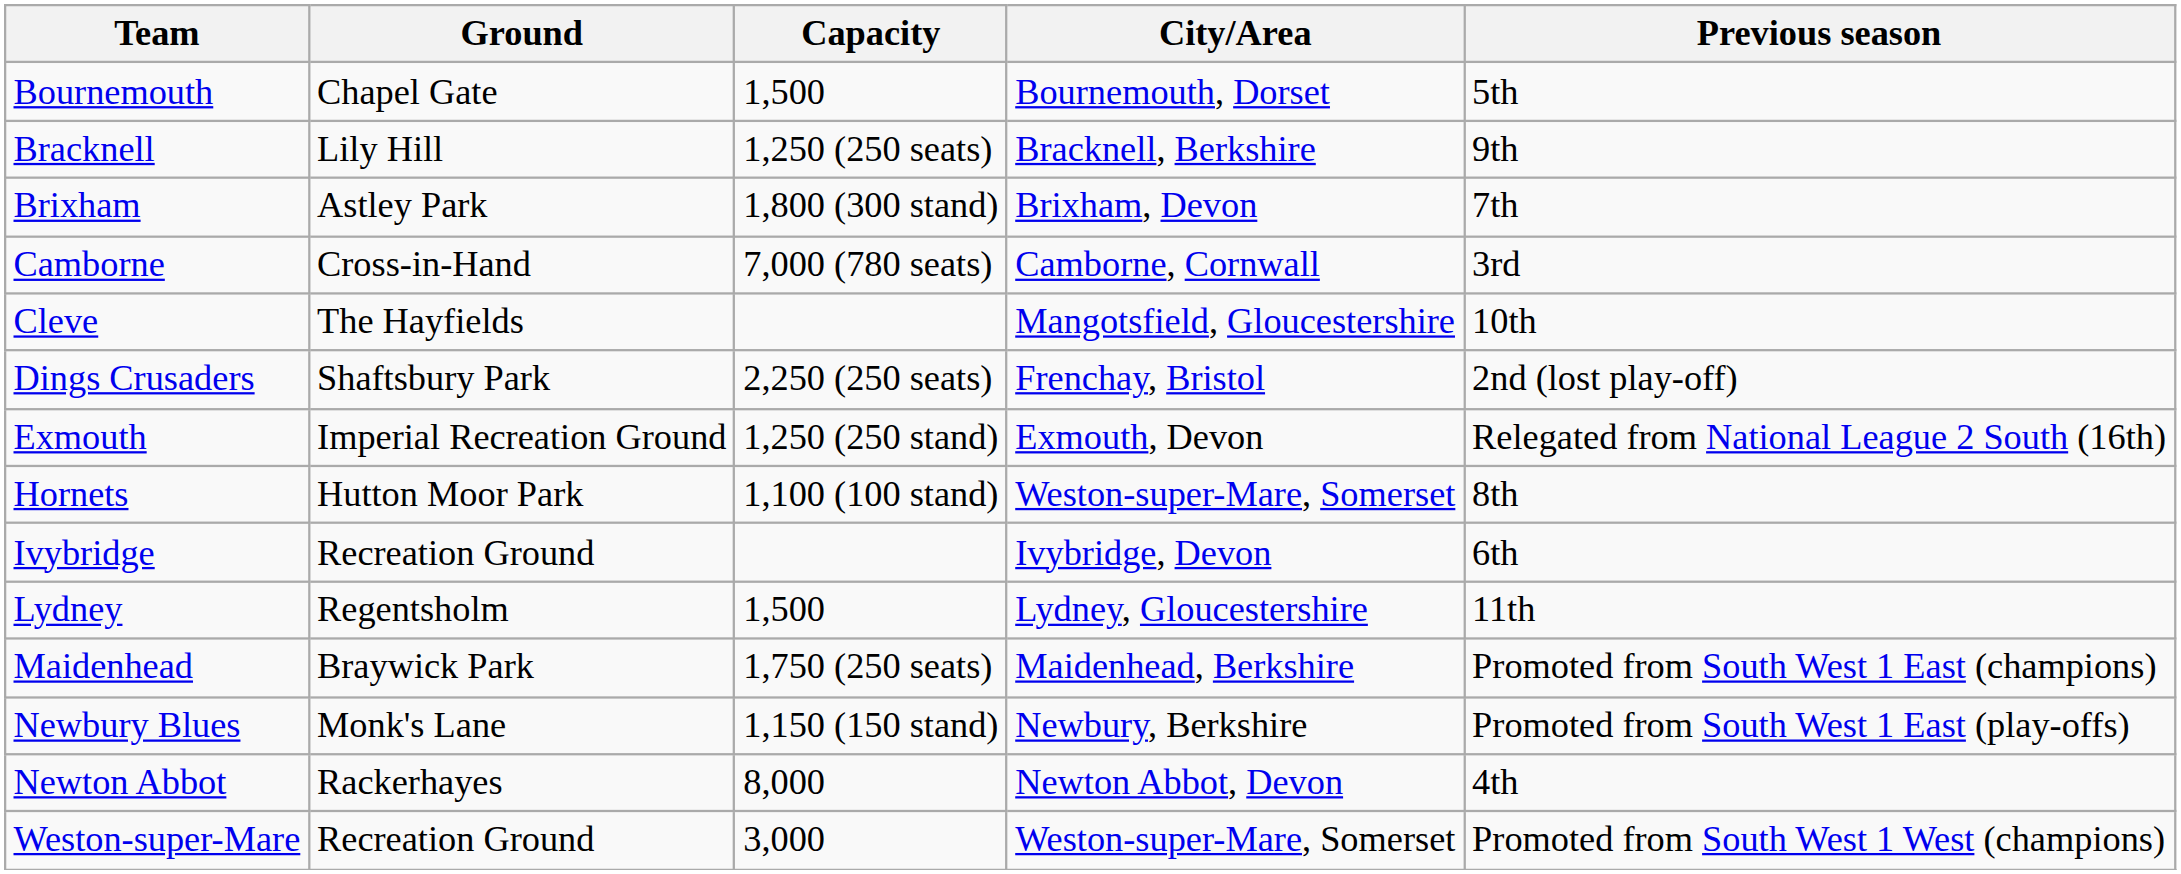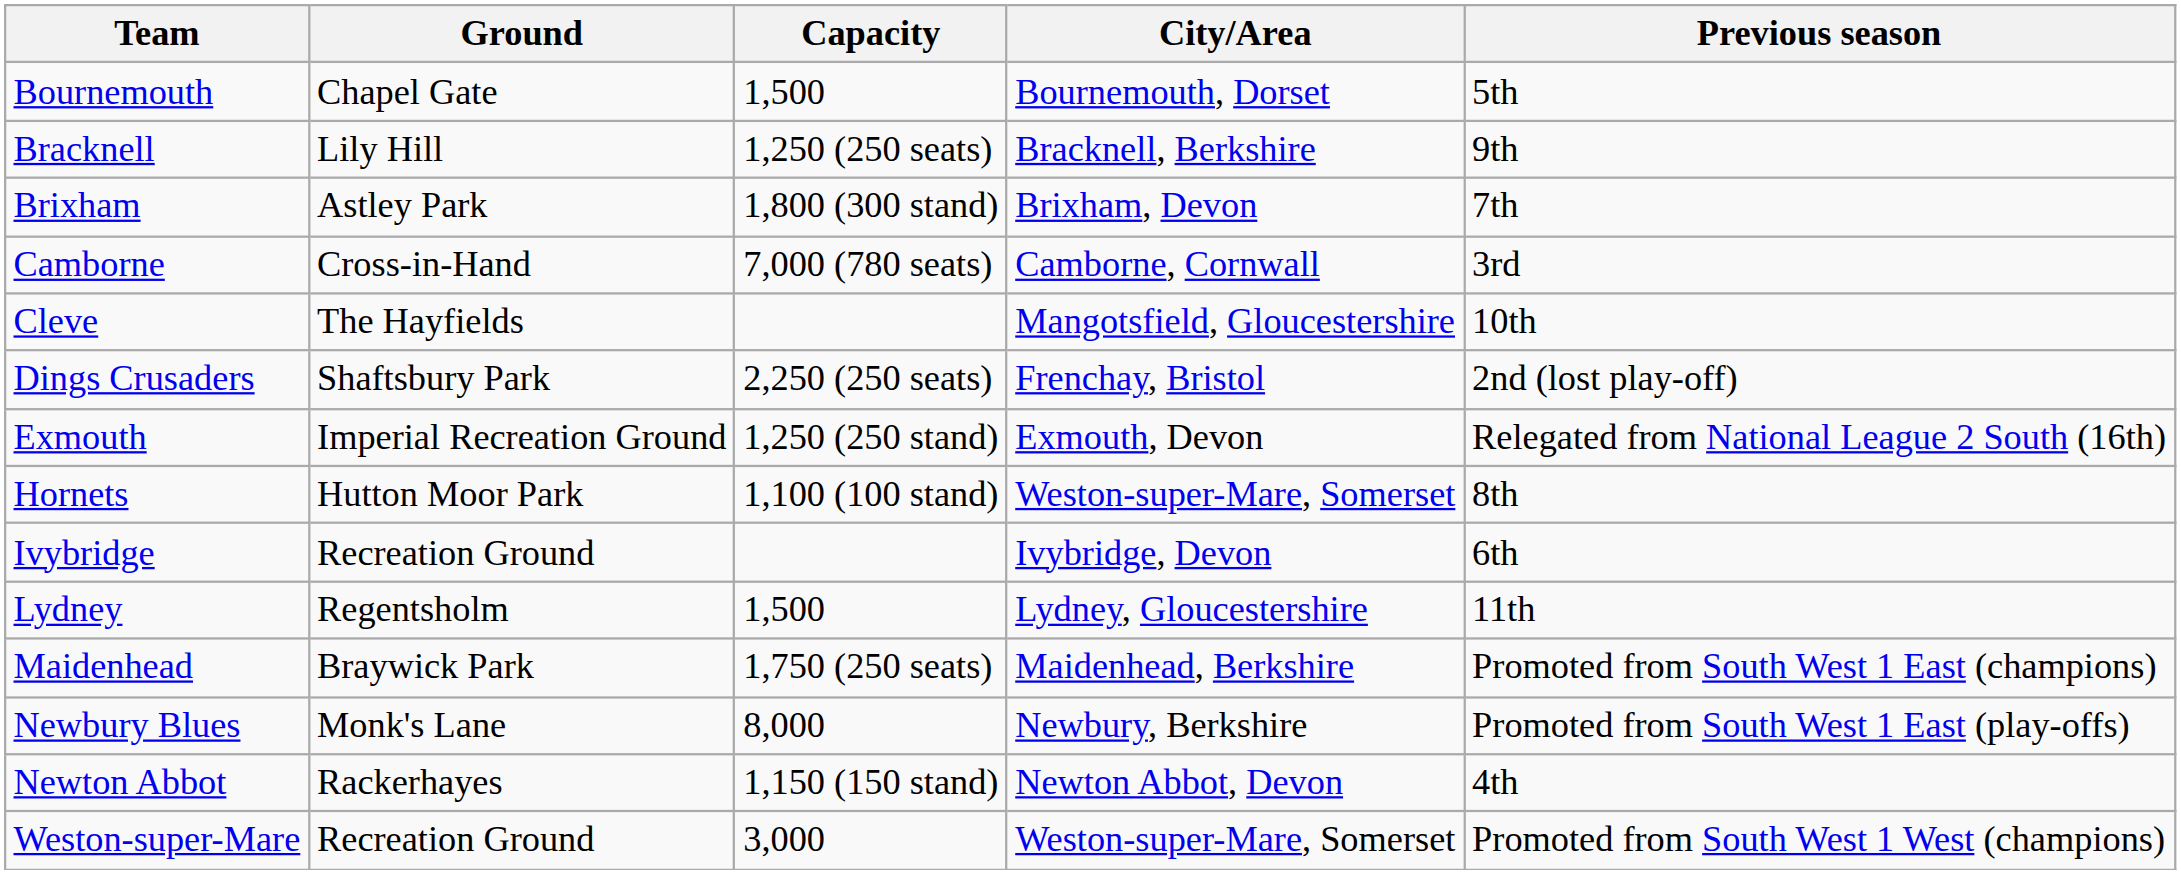(871, 724) 1,150 (150 stand) -> (784, 724) 8,000
(784, 782) 8,000 -> (871, 782) 1,150 (150 stand)
